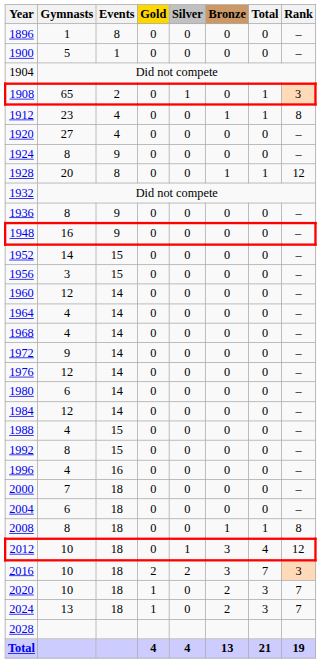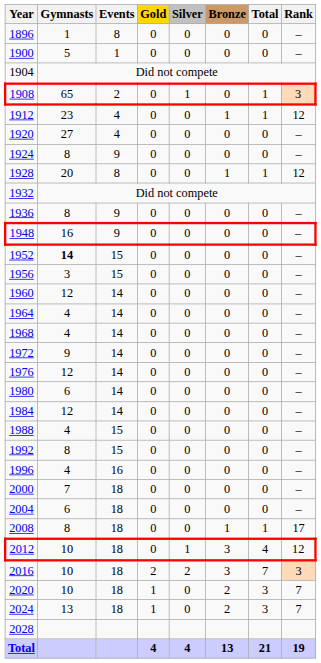(299, 115) 8 -> (299, 115) 12
(67, 254) normal -> (67, 254) bold
(299, 528) 8 -> (299, 528) 17
